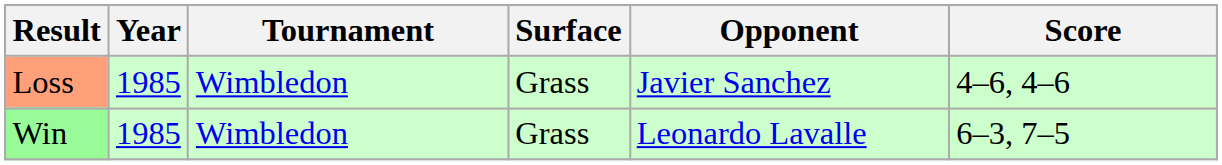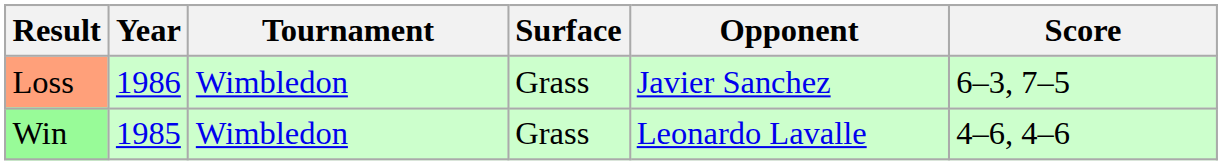(148, 81) 1985 -> (148, 81) 1986
(1013, 81) 4–6, 4–6 -> (1013, 81) 6–3, 7–5
(1013, 133) 6–3, 7–5 -> (1013, 133) 4–6, 4–6
